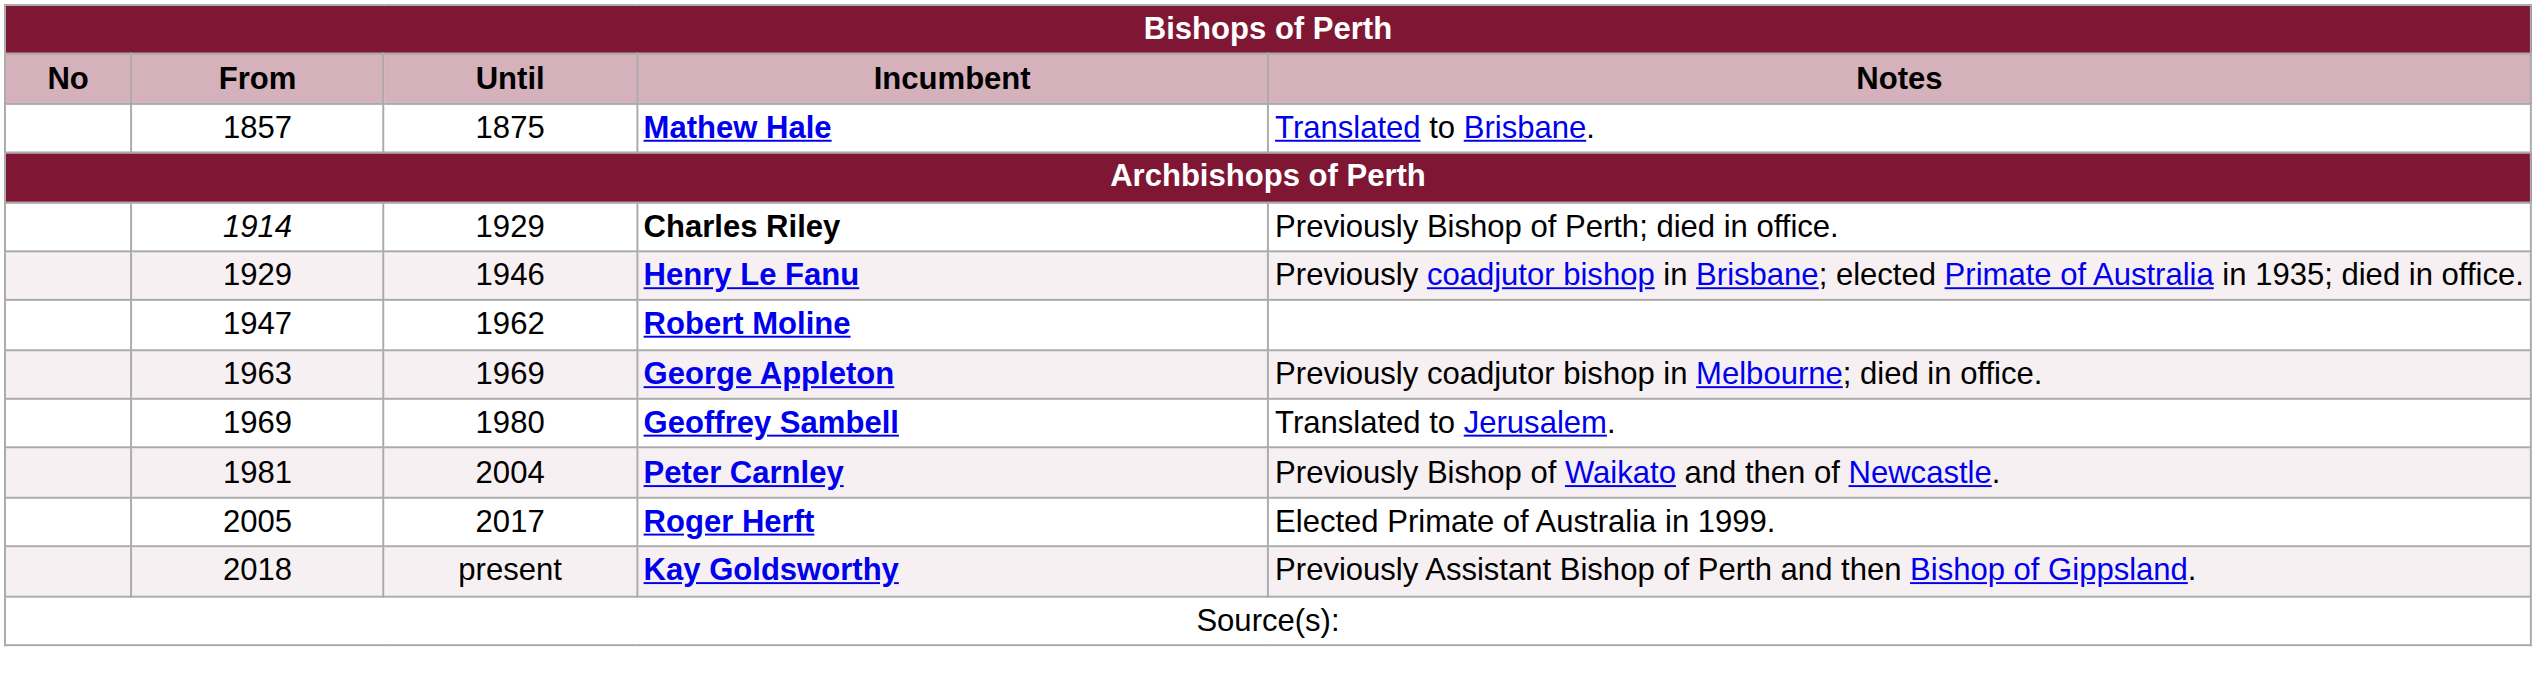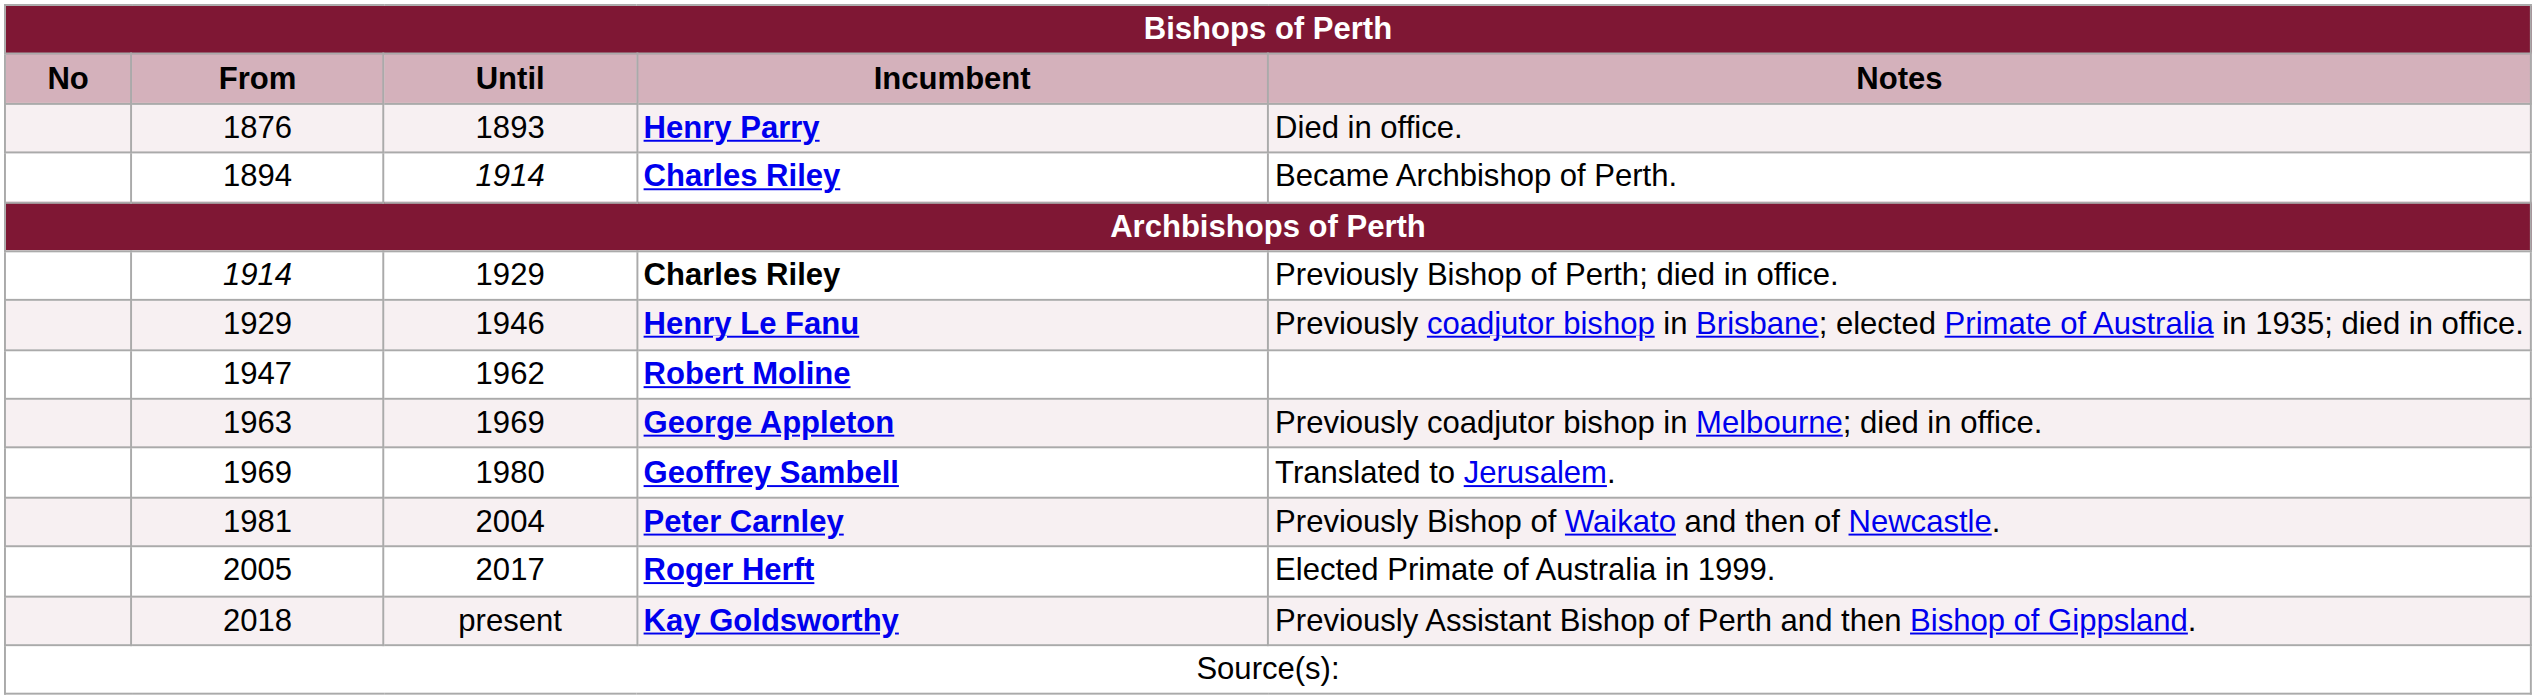- row: (258, 127)
+ row: (258, 127)
+ row: (258, 176)
